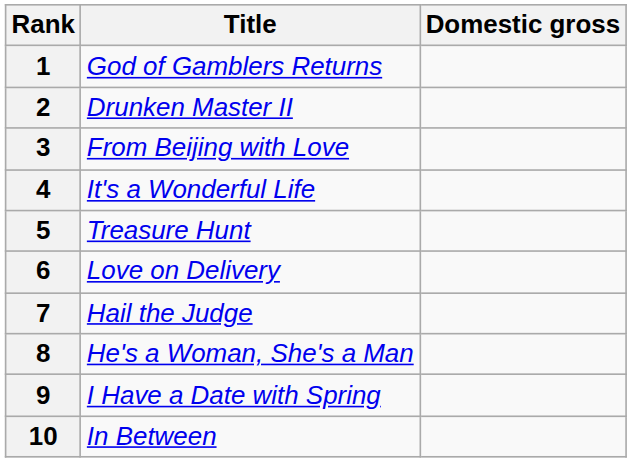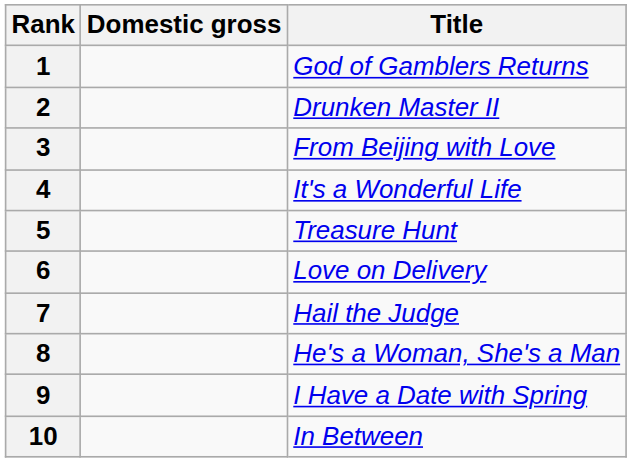columns swapped: (250, 25) <-> (523, 25)
